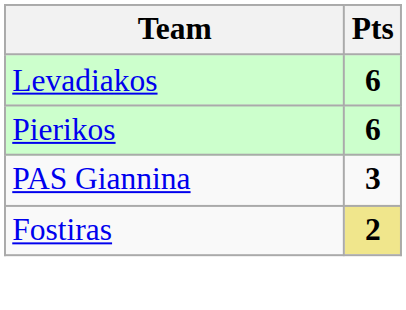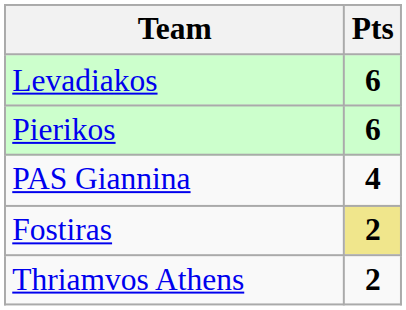(373, 179) 3 -> (373, 179) 4
+ row: (128, 279)
